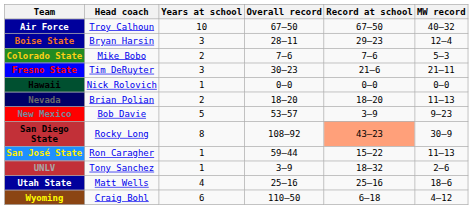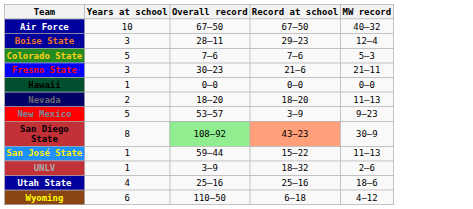- column: (122, 12)
(202, 56) 2 -> (127, 56) 5
(284, 134) no background -> (210, 134) lightgreen background
